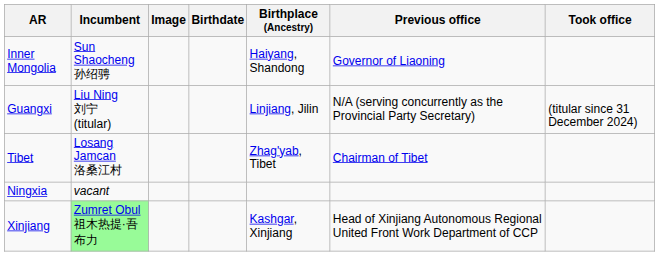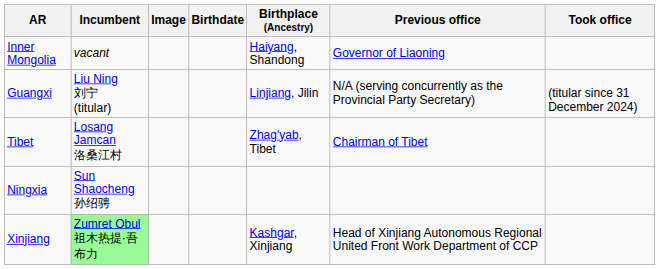(104, 60) Sun Shaocheng 孙绍骋 -> (92, 53) vacant
(92, 191) vacant -> (104, 189) Sun Shaocheng 孙绍骋
